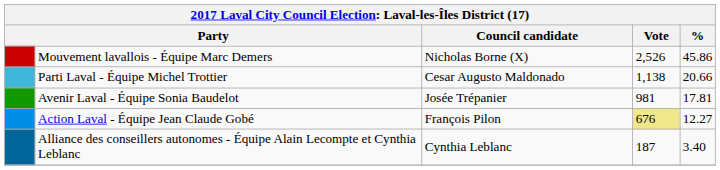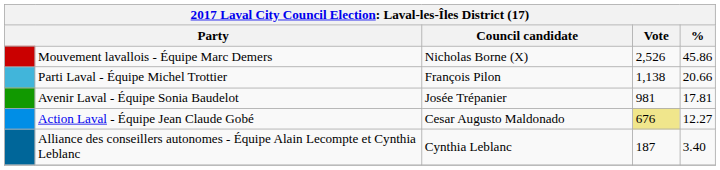(495, 77) Cesar Augusto Maldonado -> (463, 77) François Pilon
(463, 118) François Pilon -> (495, 118) Cesar Augusto Maldonado
